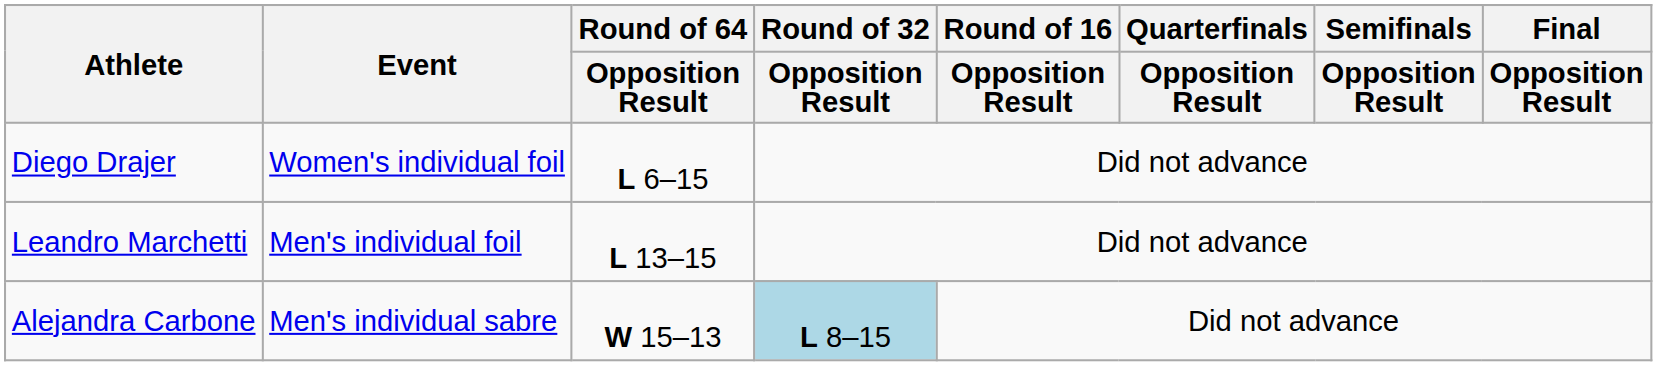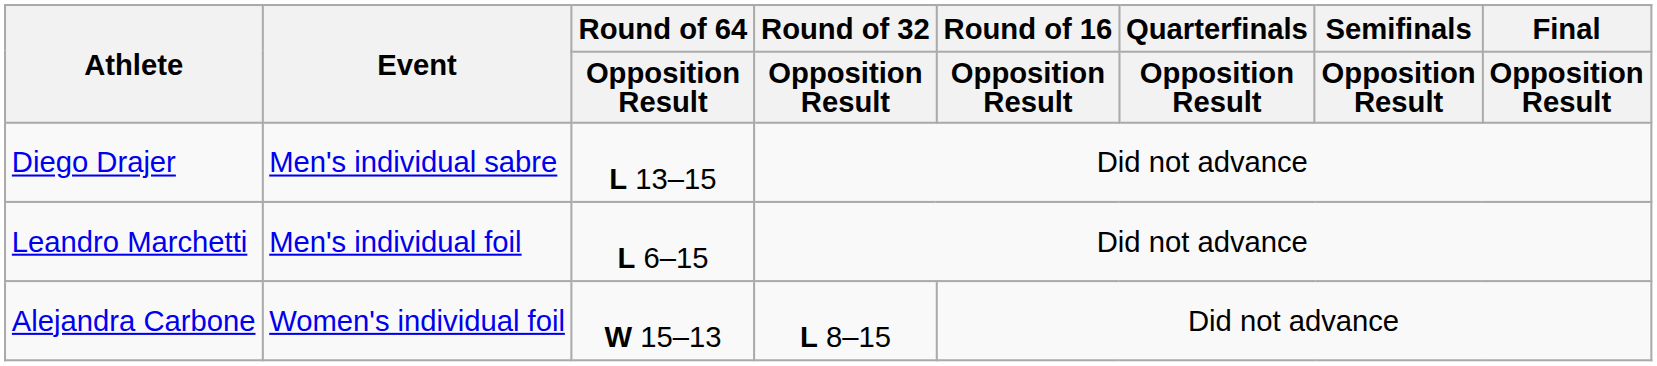(417, 163) Women's individual foil -> (413, 163) Men's individual sabre
(663, 179) L 6–15 -> (663, 179) L 13–15
(663, 258) L 13–15 -> (663, 258) L 6–15
(413, 320) Men's individual sabre -> (417, 320) Women's individual foil
(845, 337) lightblue background -> (845, 337) no background
